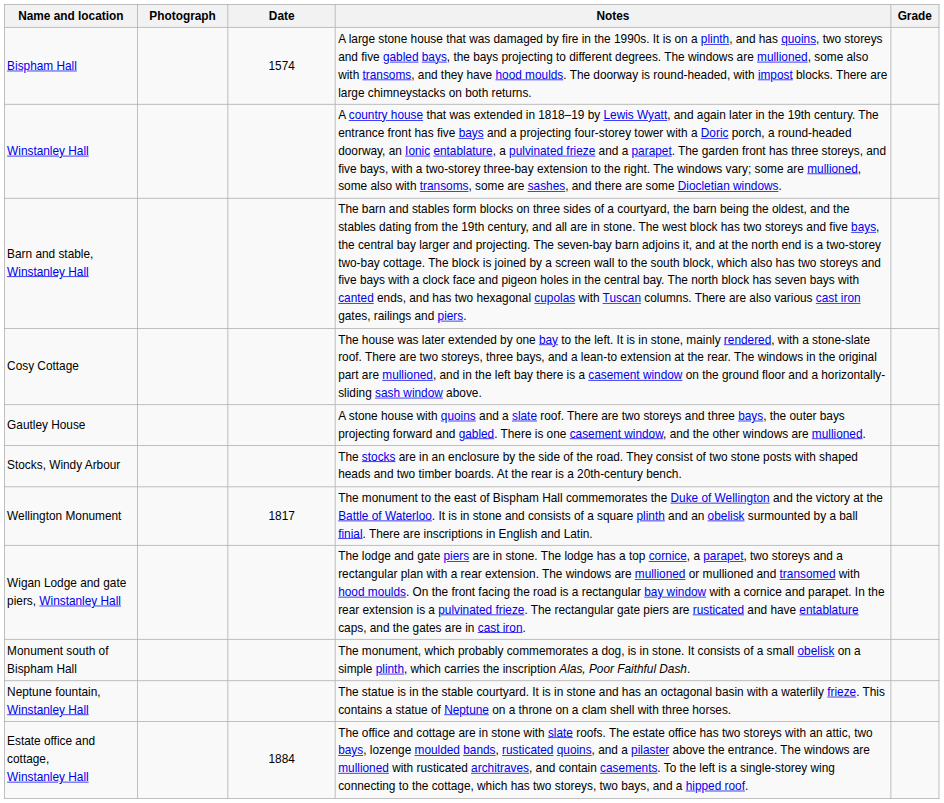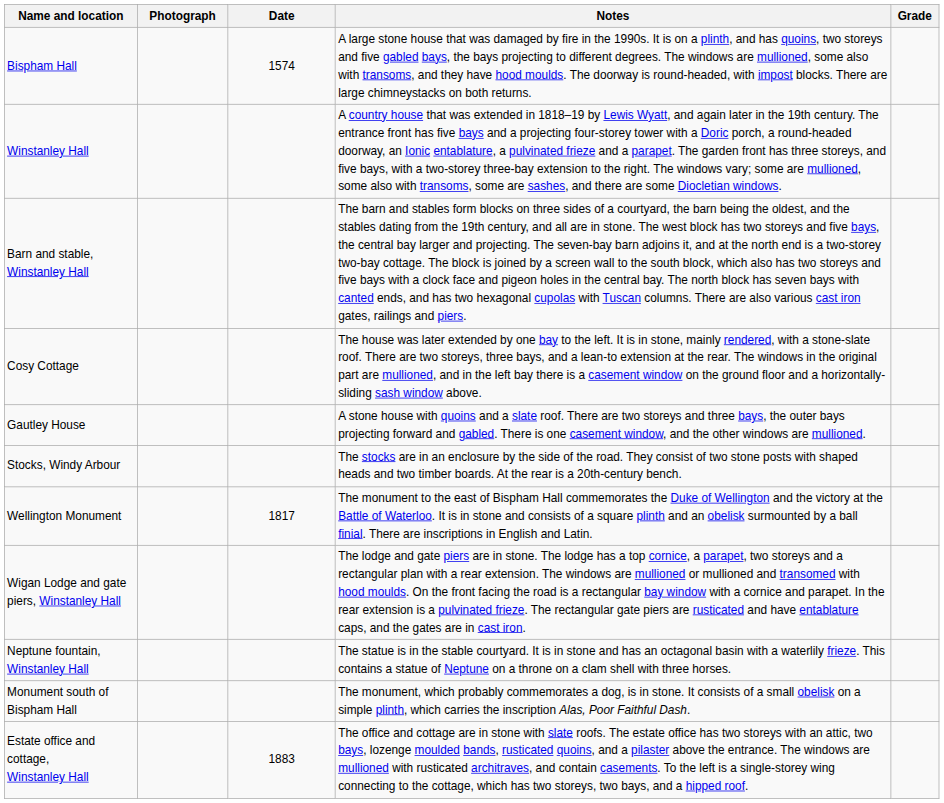rows swapped: (58, 660) <-> (54, 701)
(282, 759) 1884 -> (282, 759) 1883
